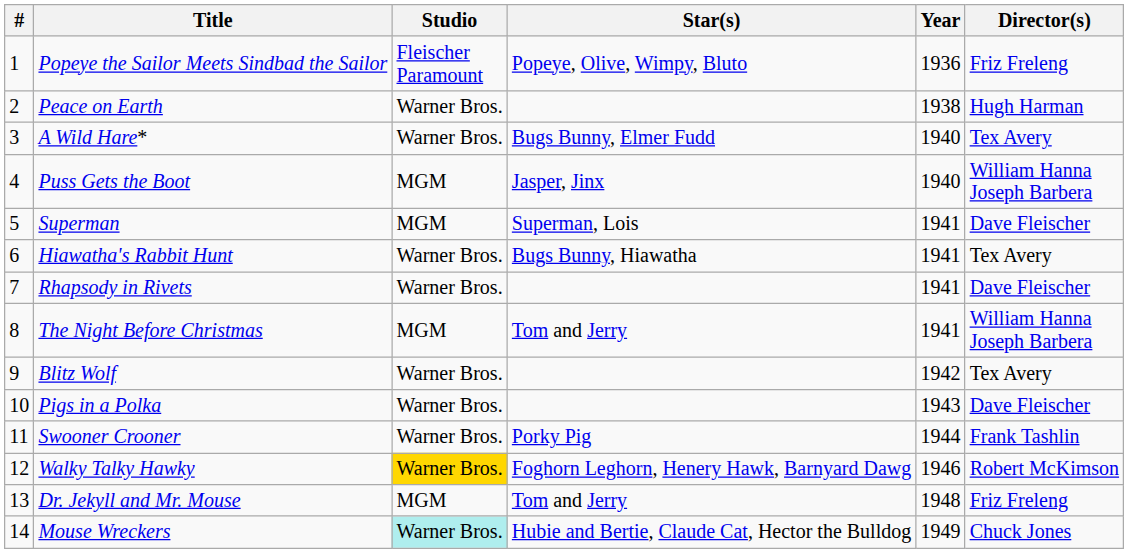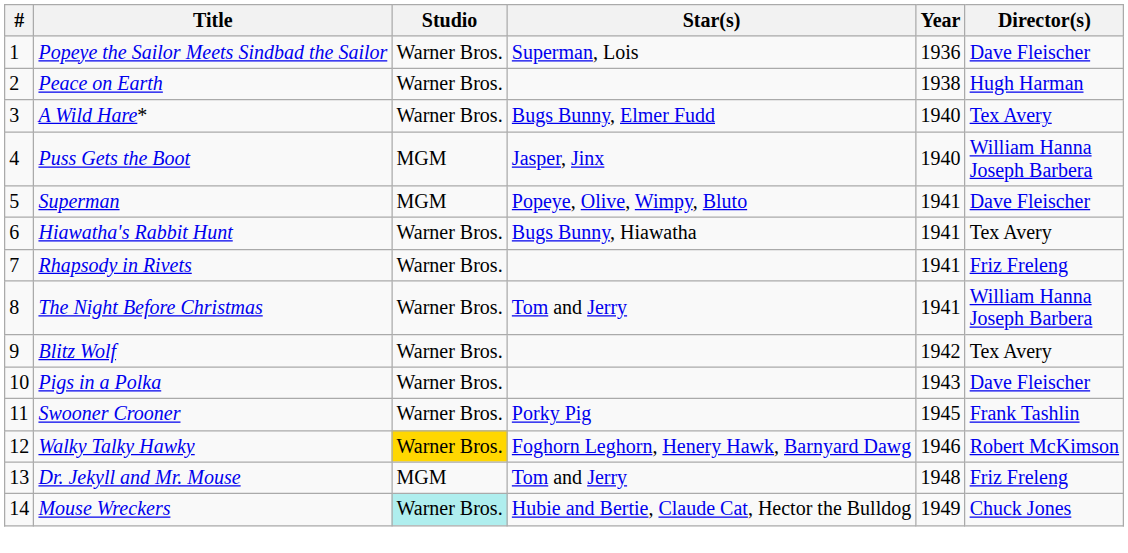(440, 63) Fleischer Paramount -> (450, 52) Warner Bros.
(630, 63) Popeye, Olive, Wimpy, Bluto -> (575, 52) Superman, Lois
(1019, 63) Friz Freleng -> (1030, 52) Dave Fleischer
(575, 223) Superman, Lois -> (630, 201) Popeye, Olive, Wimpy, Bluto
(1030, 287) Dave Fleischer -> (1019, 264) Friz Freleng
(422, 330) MGM -> (450, 307) Warner Bros.
(940, 436) 1944 -> (940, 414) 1945
